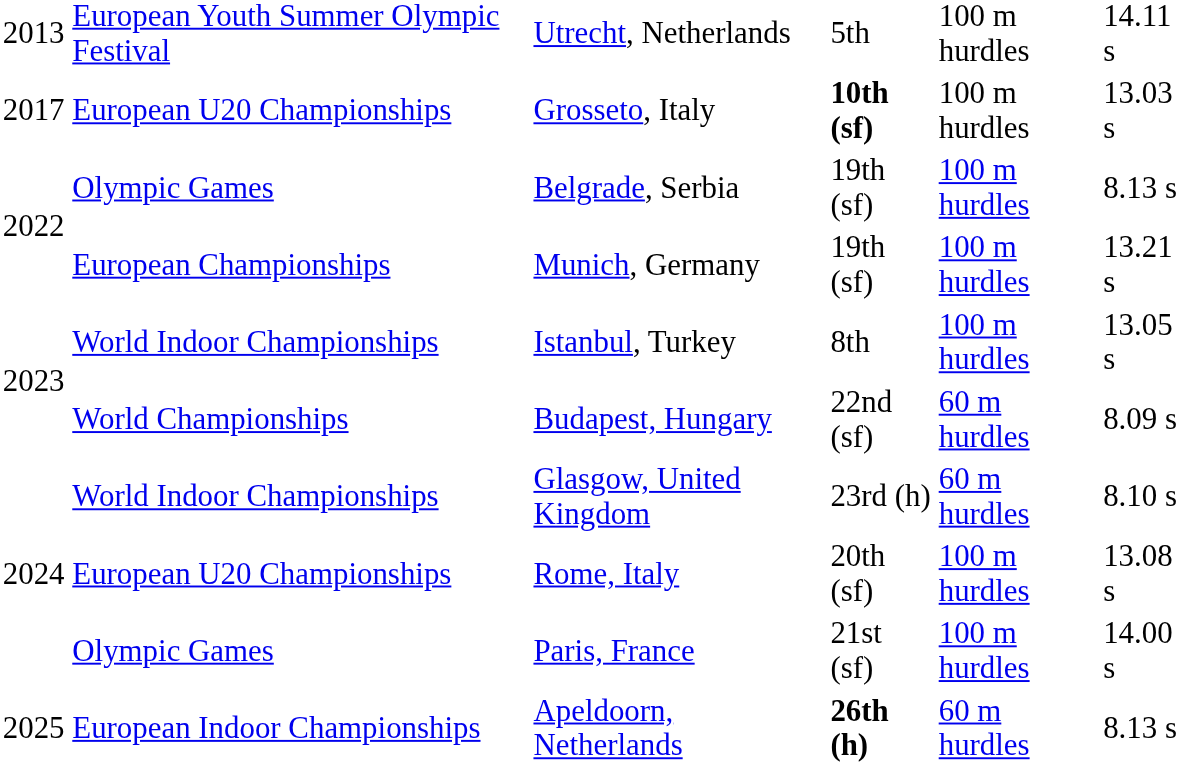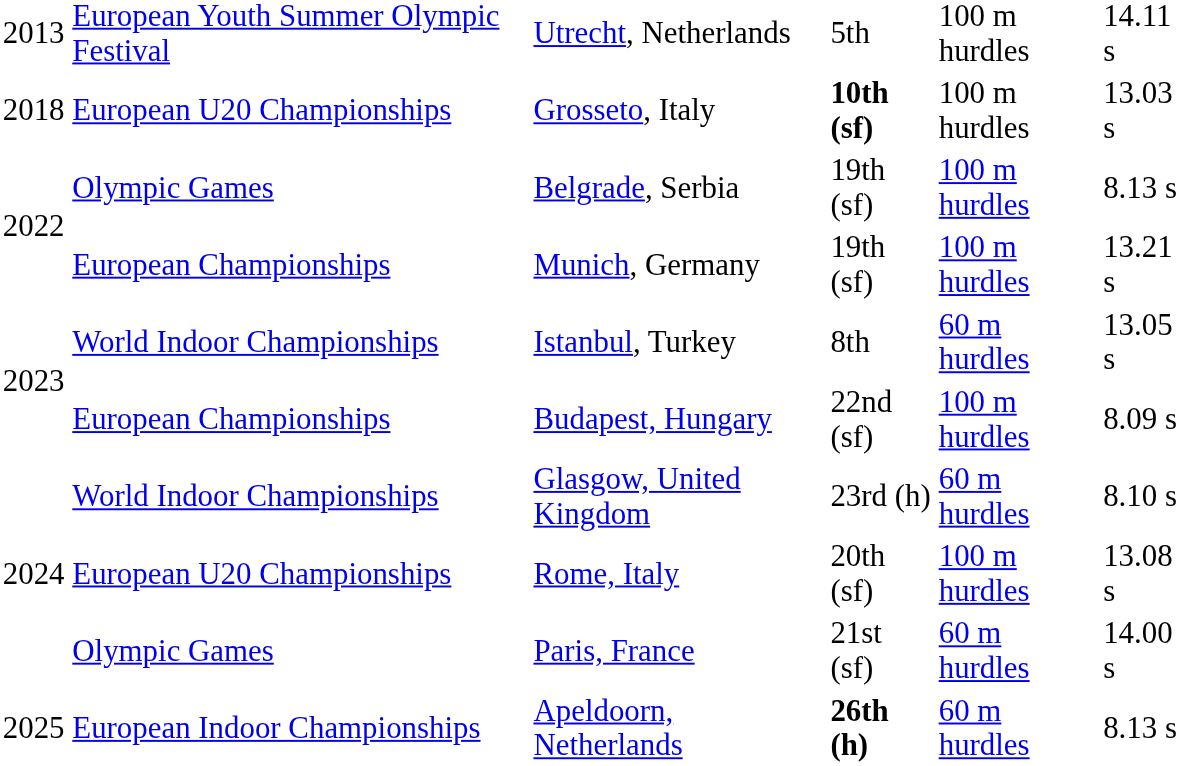(34, 110) 2017 -> (34, 110) 2018
(984, 341) 100 m hurdles -> (984, 341) 60 m hurdles
(210, 419) World Championships -> (231, 419) European Championships
(984, 419) 60 m hurdles -> (984, 419) 100 m hurdles
(984, 650) 100 m hurdles -> (984, 650) 60 m hurdles
